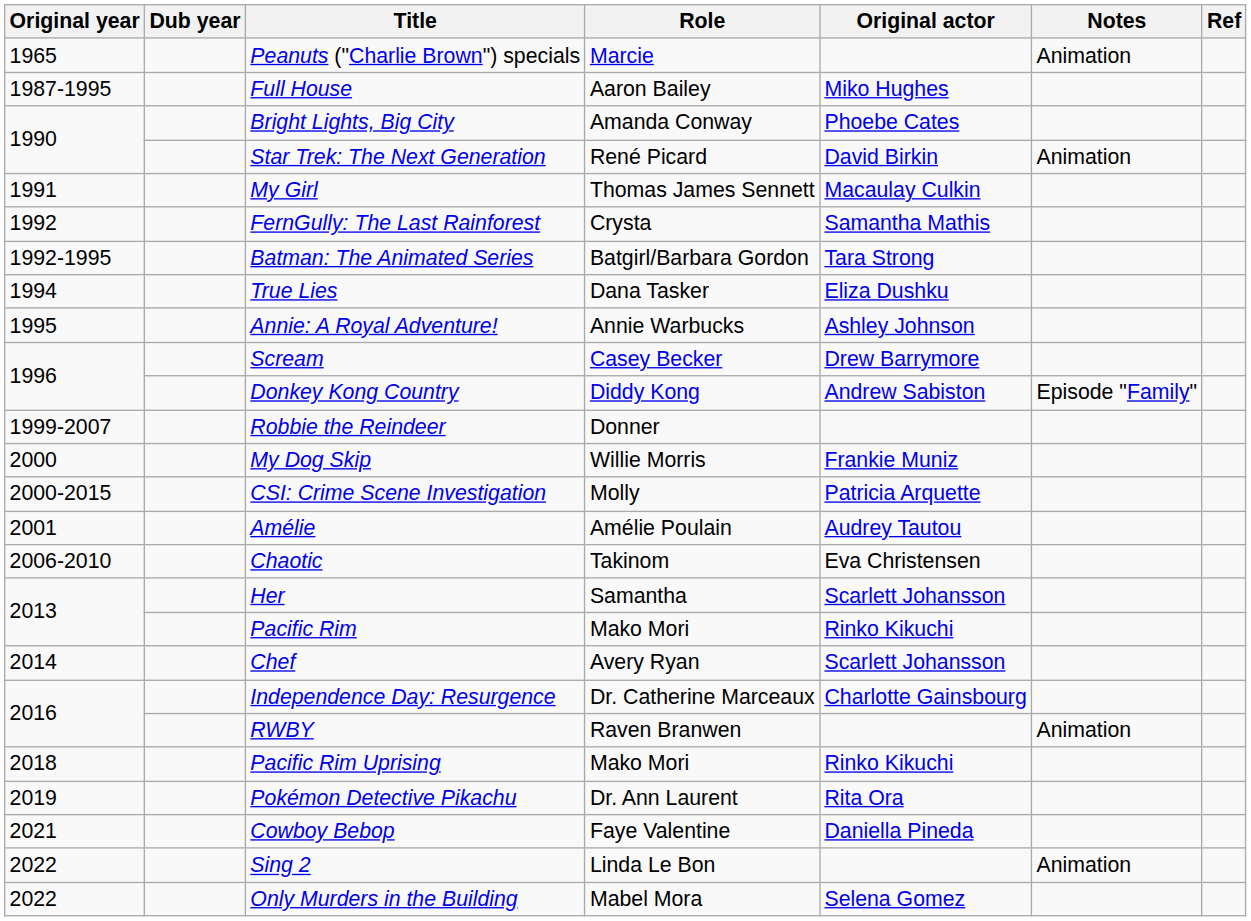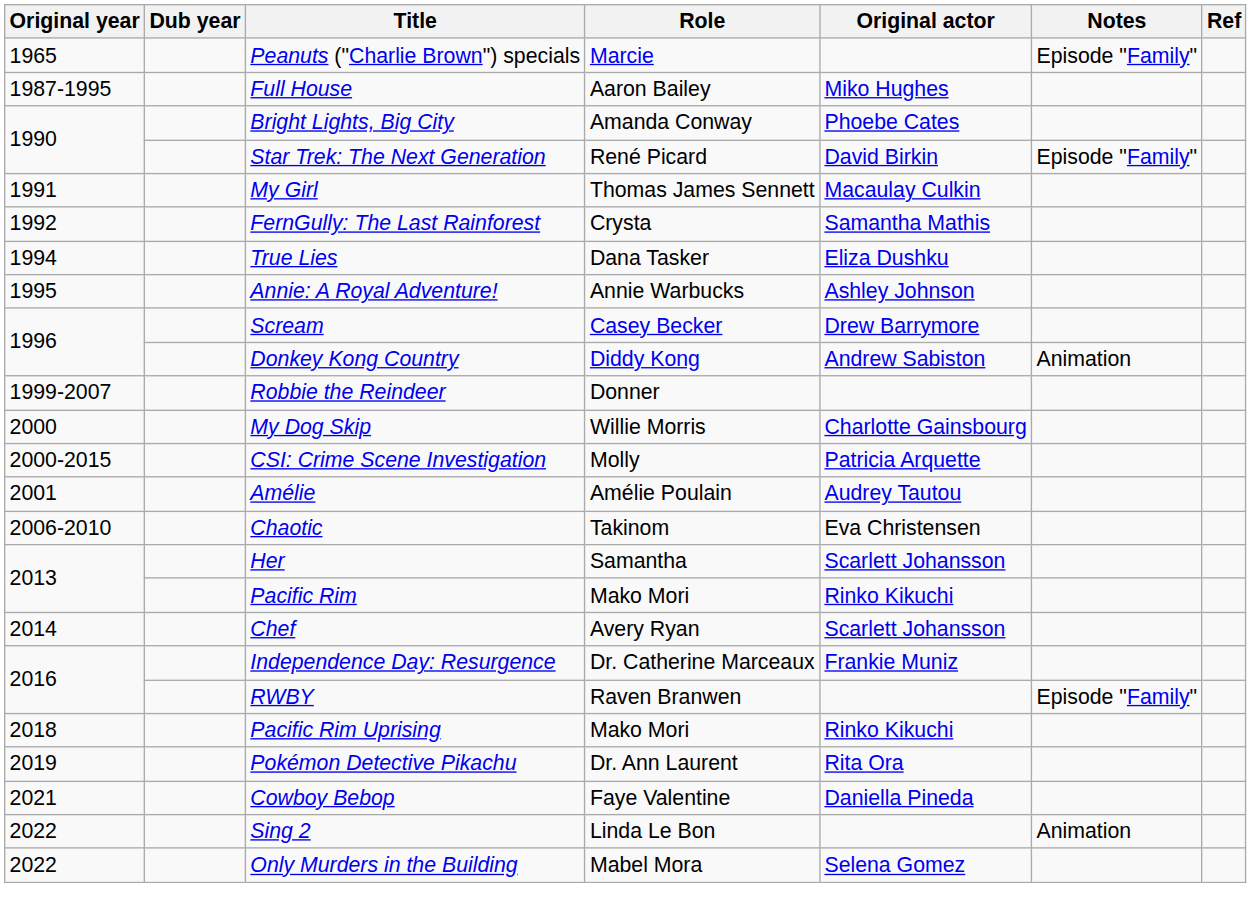(1084, 55) Animation -> (1117, 55) Episode "Family"
(1084, 156) Animation -> (1117, 156) Episode "Family"
- row: (392, 257)
(1117, 392) Episode "Family" -> (1084, 358) Animation
(891, 460) Frankie Muniz -> (926, 426) Charlotte Gainsbourg
(926, 696) Charlotte Gainsbourg -> (891, 662) Frankie Muniz
(1084, 730) Animation -> (1117, 696) Episode "Family"
